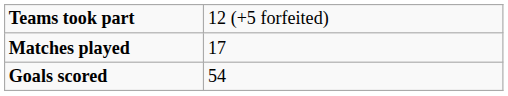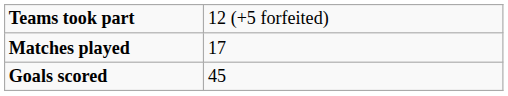(217, 76) 54 -> (217, 76) 45
